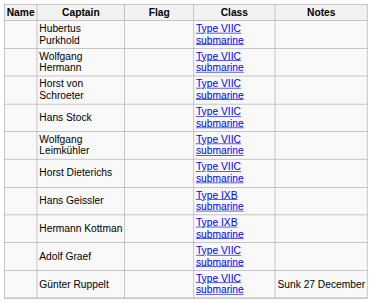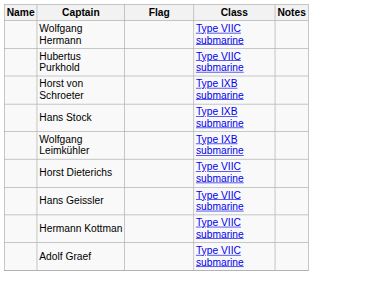rows swapped: (60, 34) <-> (61, 62)
(220, 90) Type VIIC submarine -> (220, 90) Type IXB submarine
(220, 117) Type VIIC submarine -> (220, 117) Type IXB submarine
(220, 145) Type VIIC submarine -> (220, 145) Type IXB submarine
(220, 201) Type IXB submarine -> (220, 201) Type VIIC submarine
(220, 228) Type IXB submarine -> (220, 228) Type VIIC submarine
- row: (74, 284)
